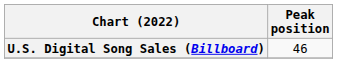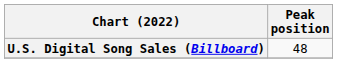(300, 48) 46 -> (300, 48) 48
